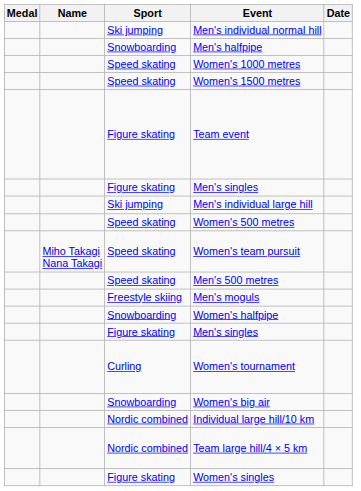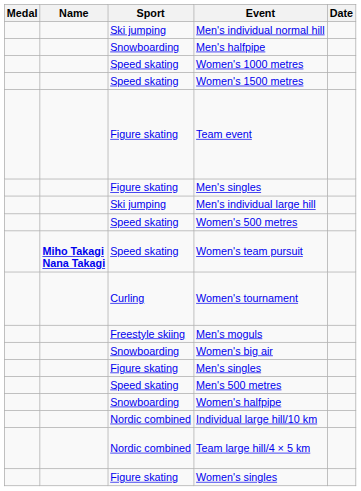(72, 257) normal -> (74, 257) bold
rows swapped: (124, 367) <-> (141, 280)
rows swapped: (142, 315) <-> (142, 402)
